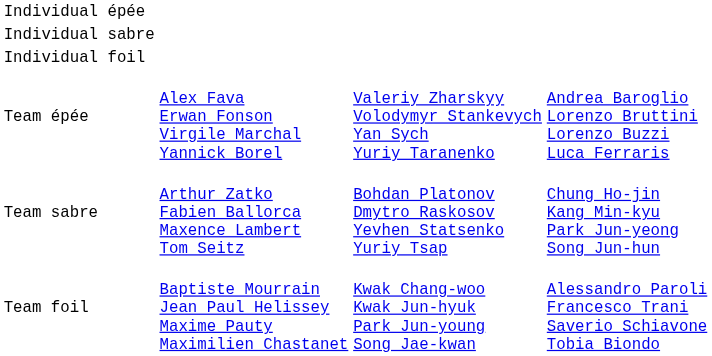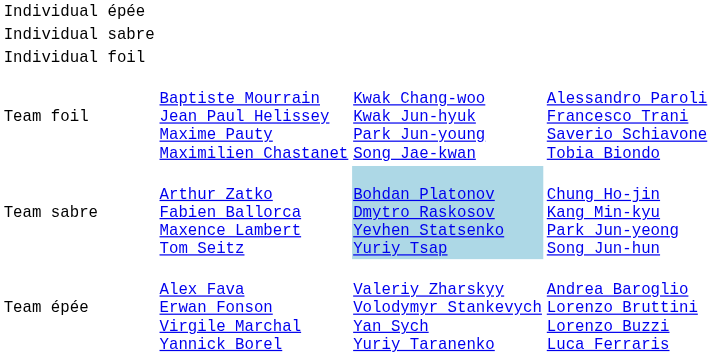rows swapped: (46, 117) <-> (46, 308)
(429, 222) no background -> (429, 222) lightblue background
